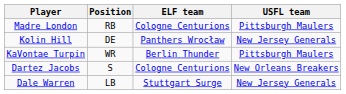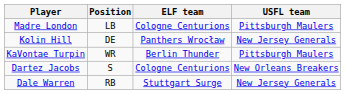(110, 26) RB -> (110, 26) LB
(110, 82) LB -> (110, 82) RB
